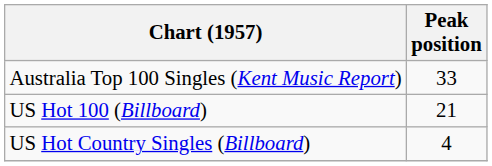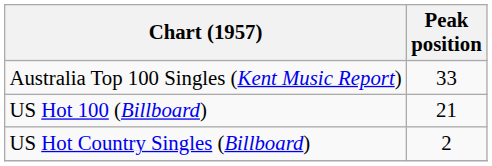(446, 143) 4 -> (446, 143) 2
